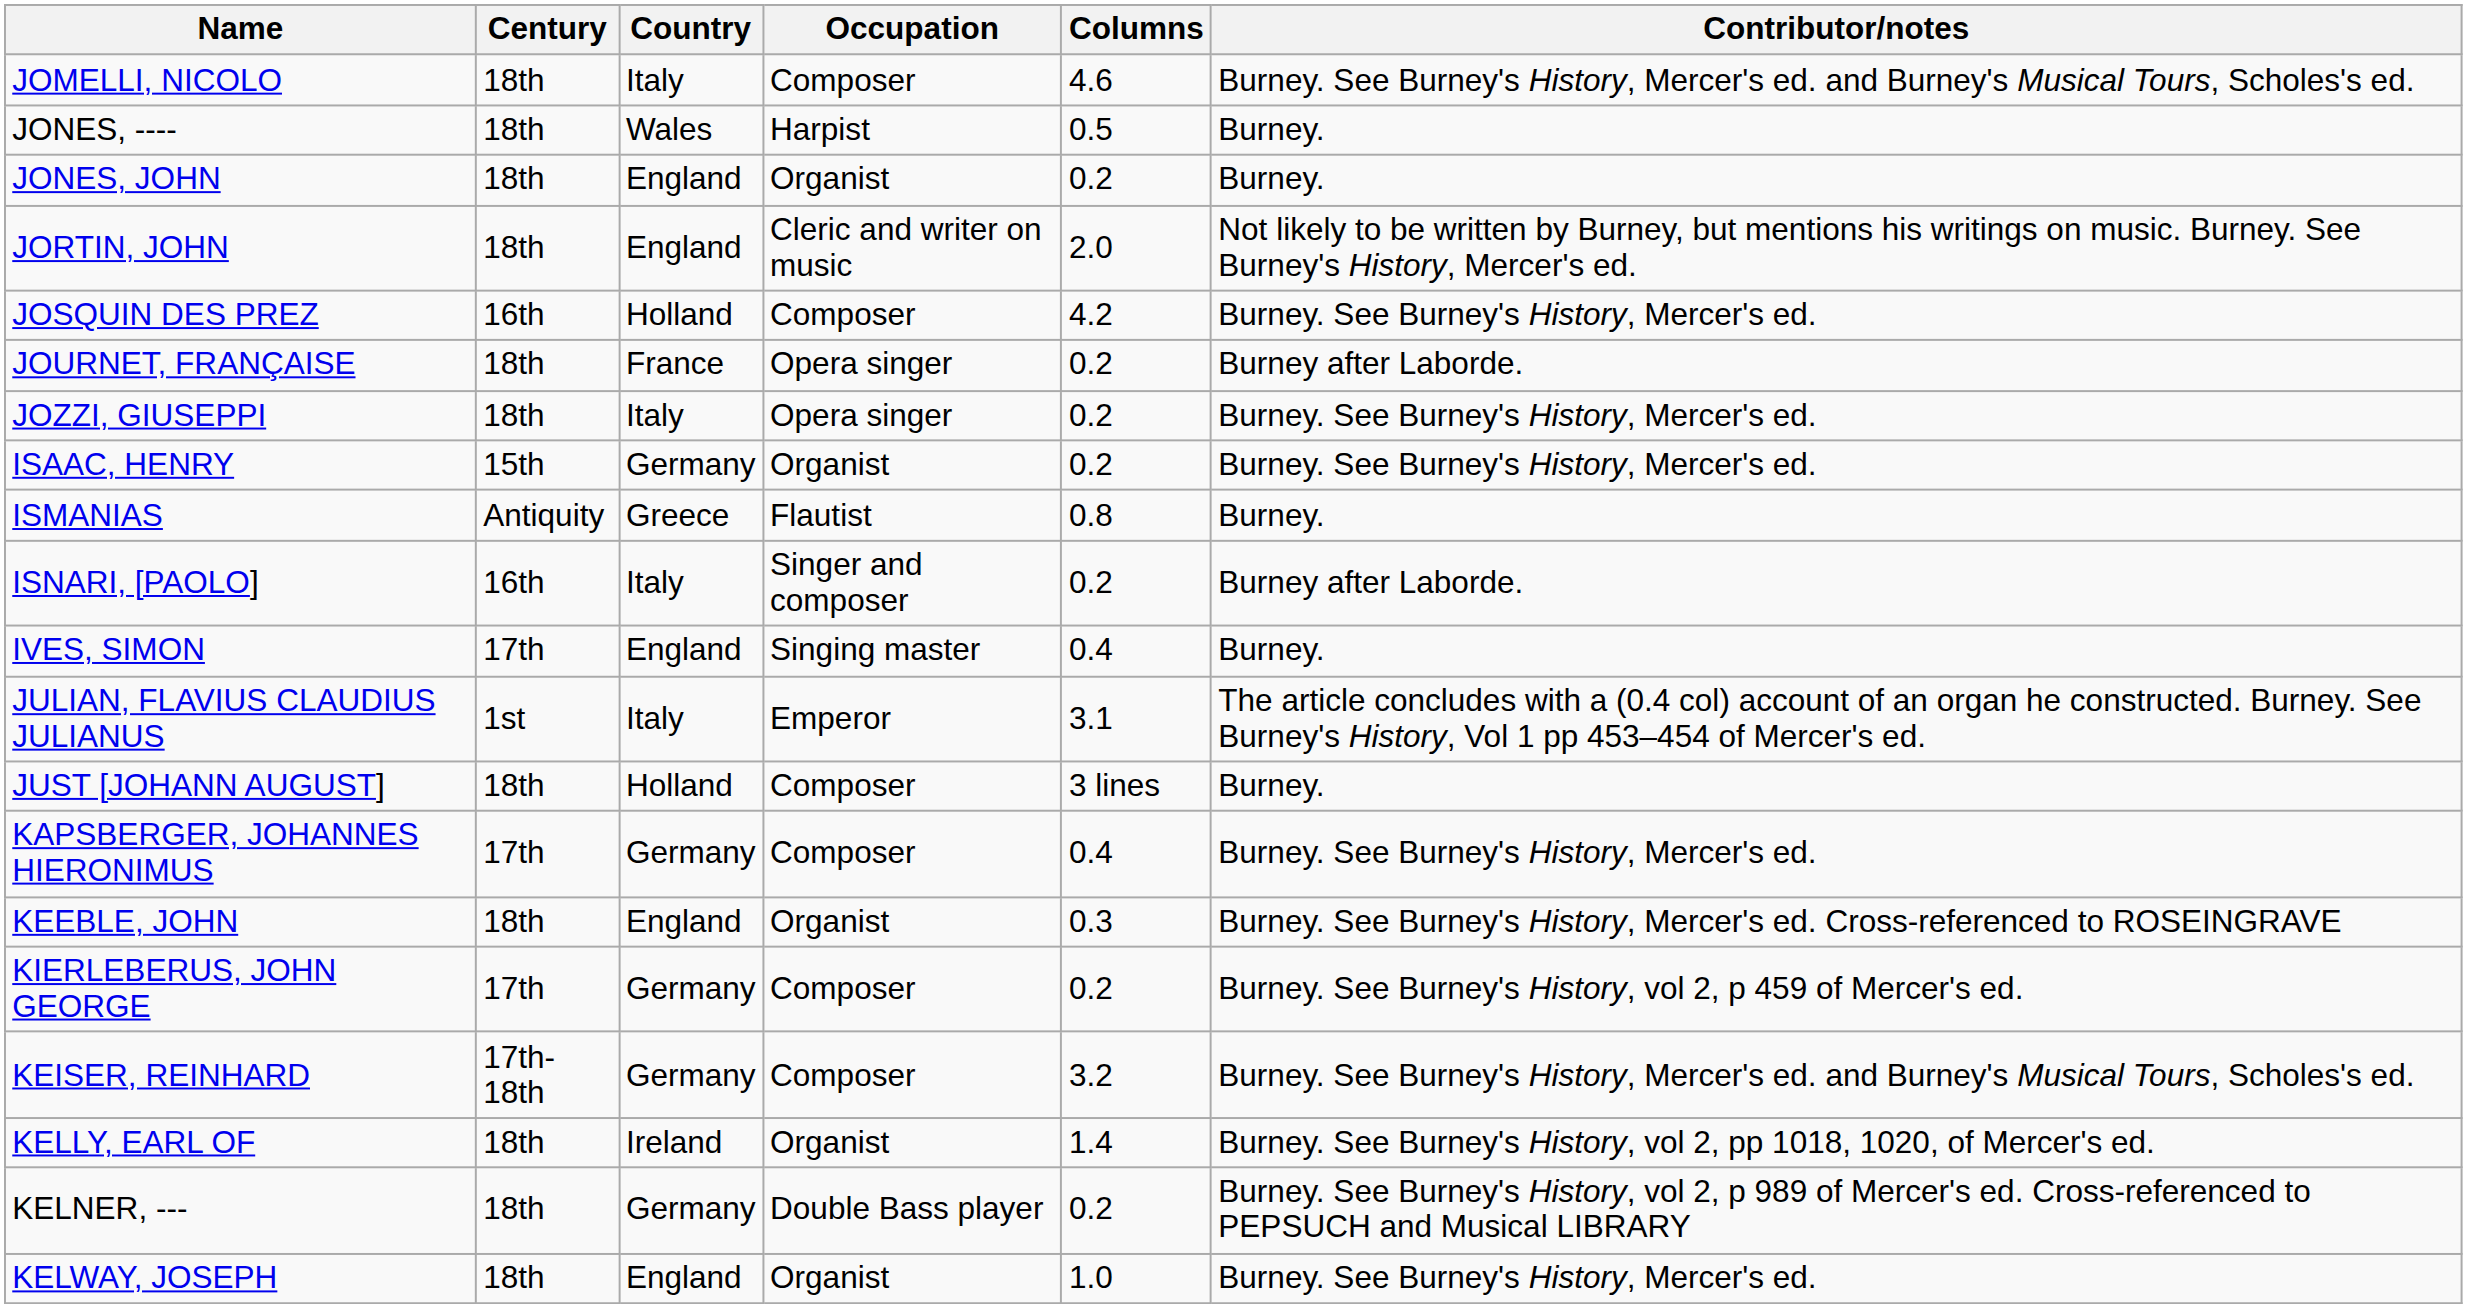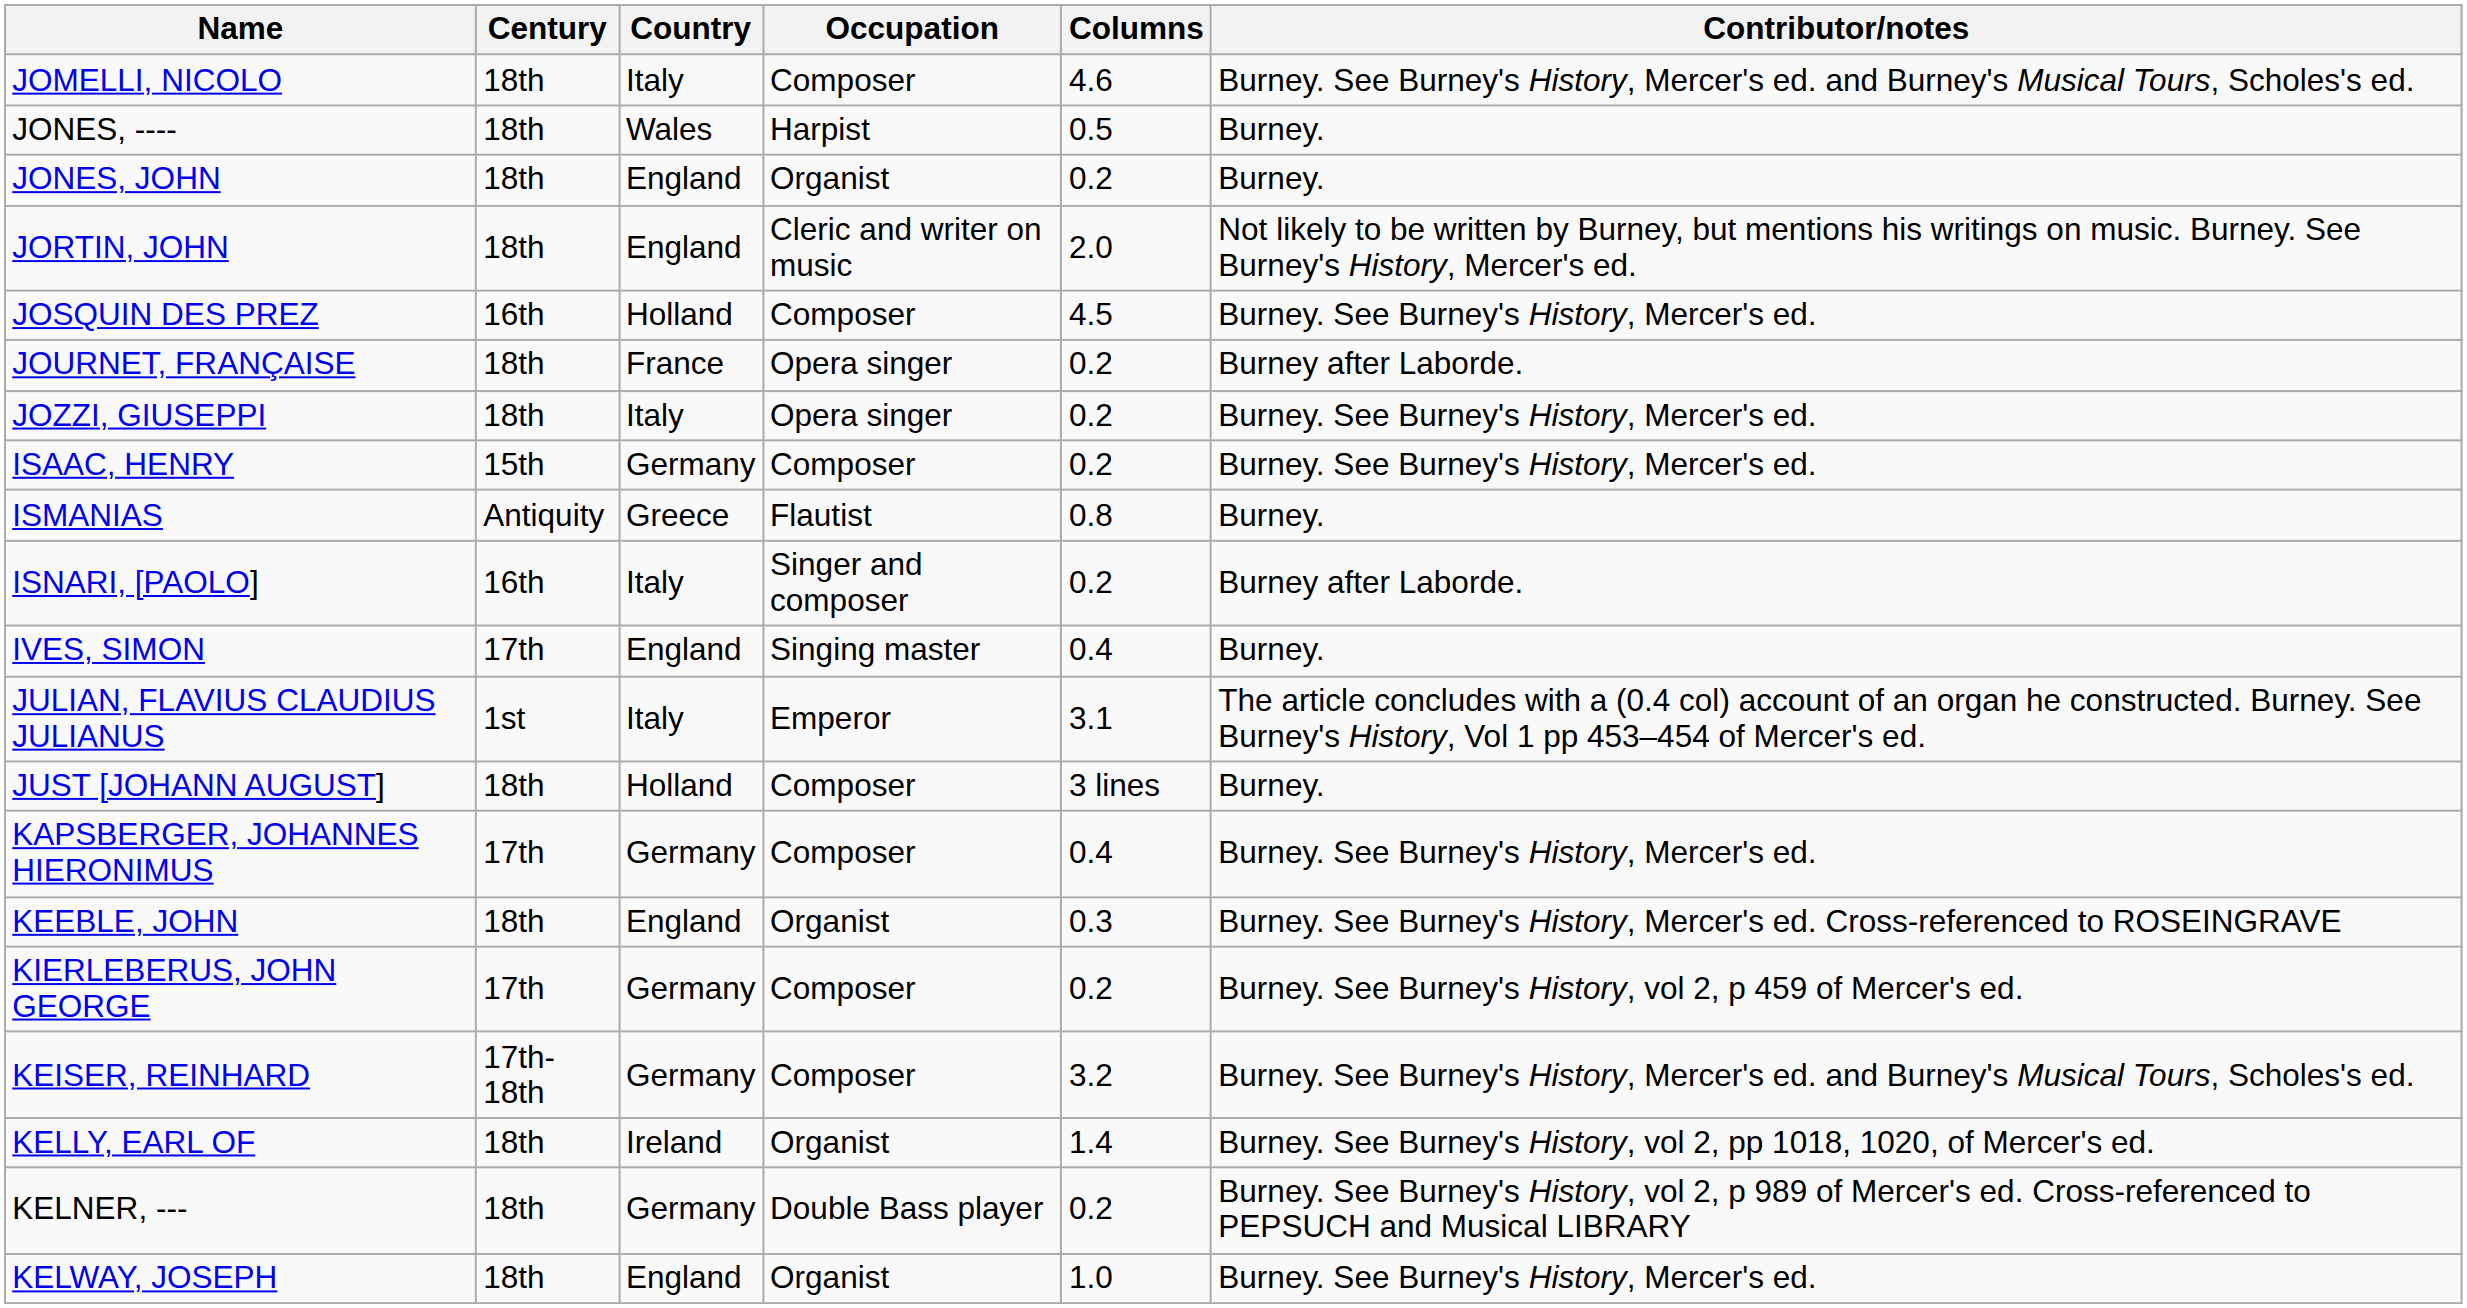(1091, 314) 4.2 -> (1091, 314) 4.5
(830, 464) Organist -> (843, 464) Composer
